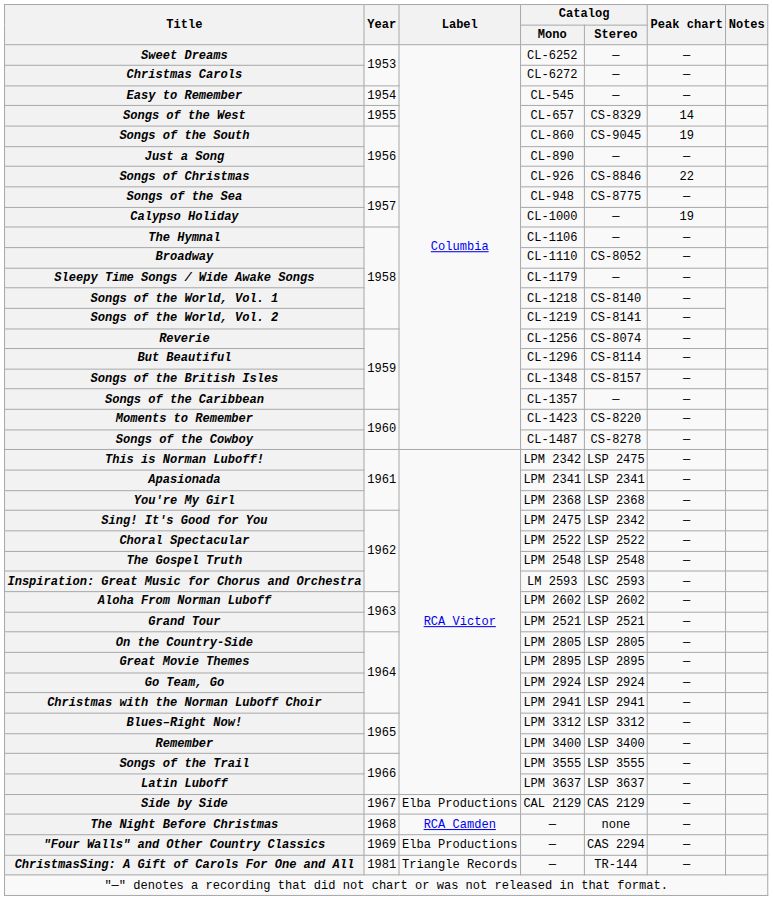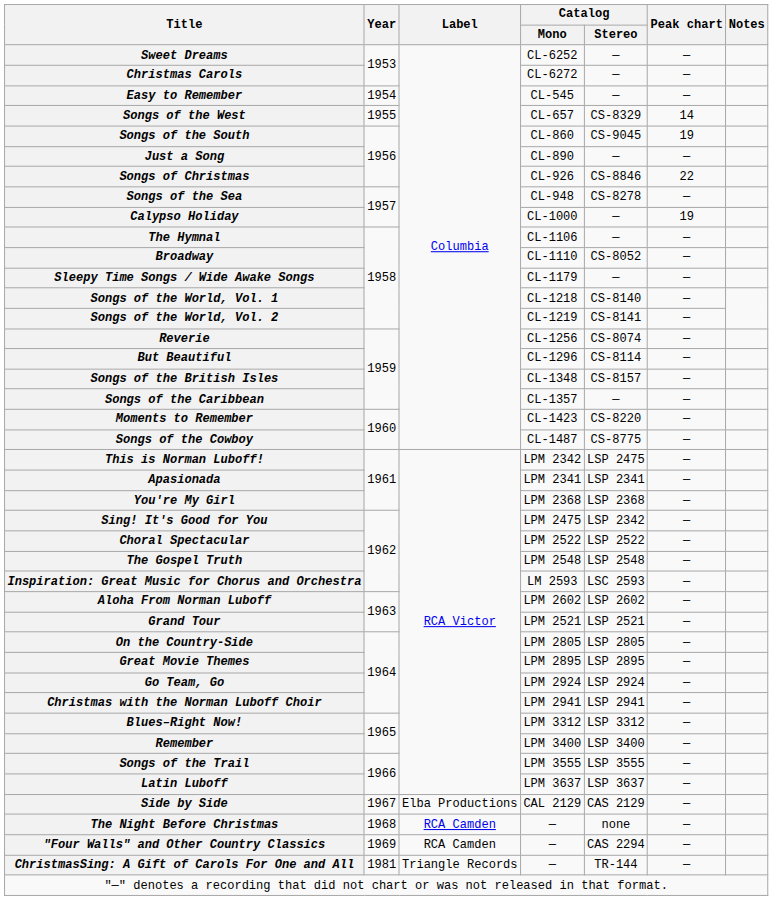(616, 197) CS-8775 -> (616, 197) CS-8278
(616, 439) CS-8278 -> (616, 439) CS-8775
(460, 844) Elba Productions -> (460, 844) RCA Camden
